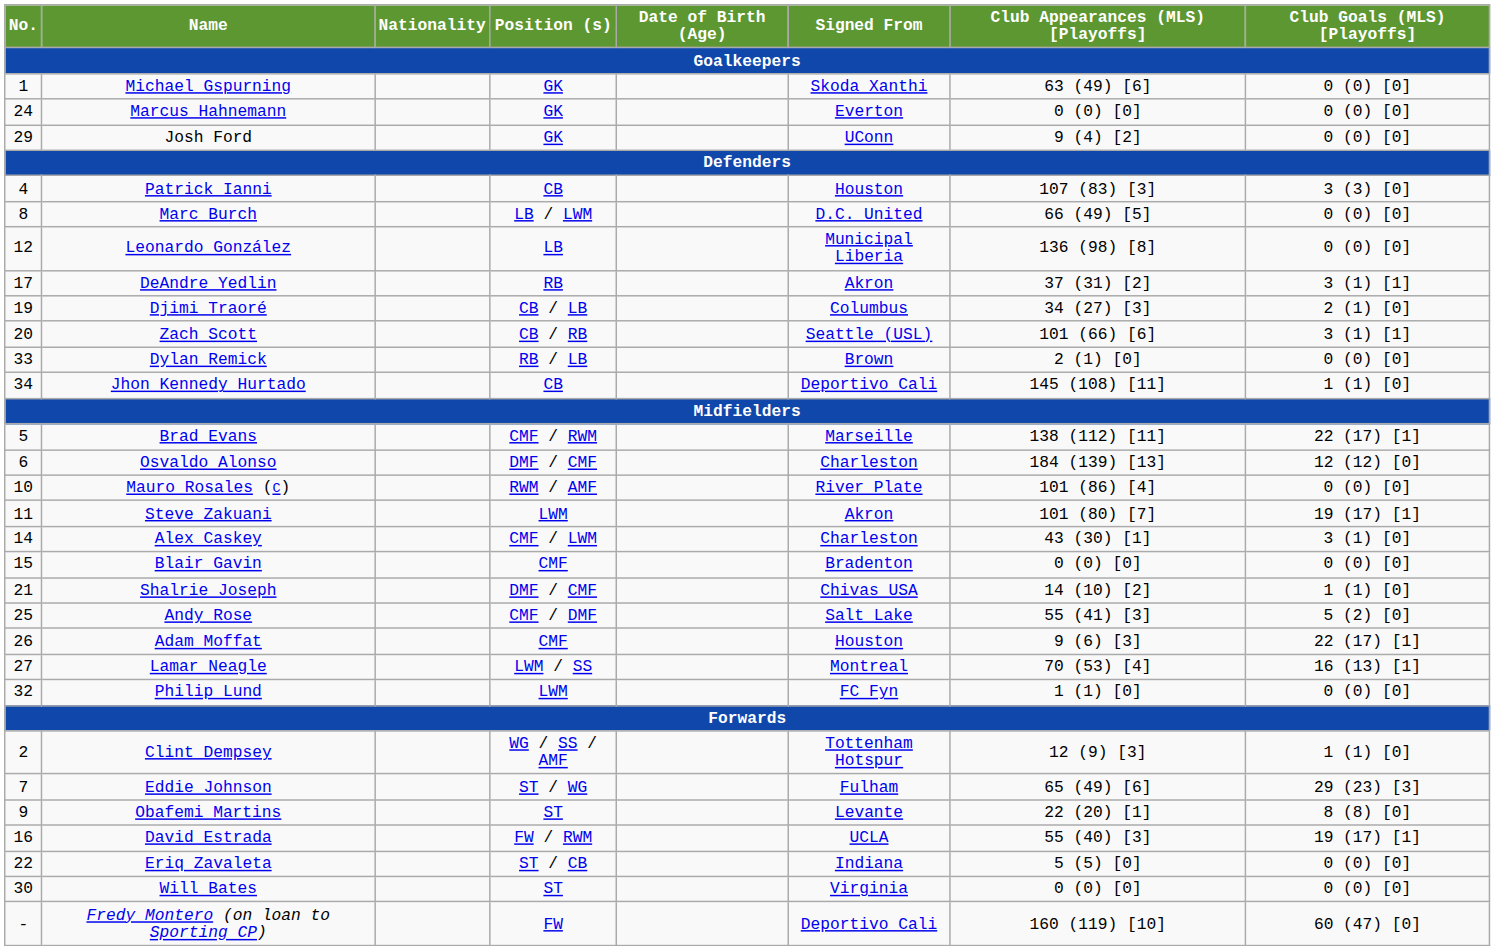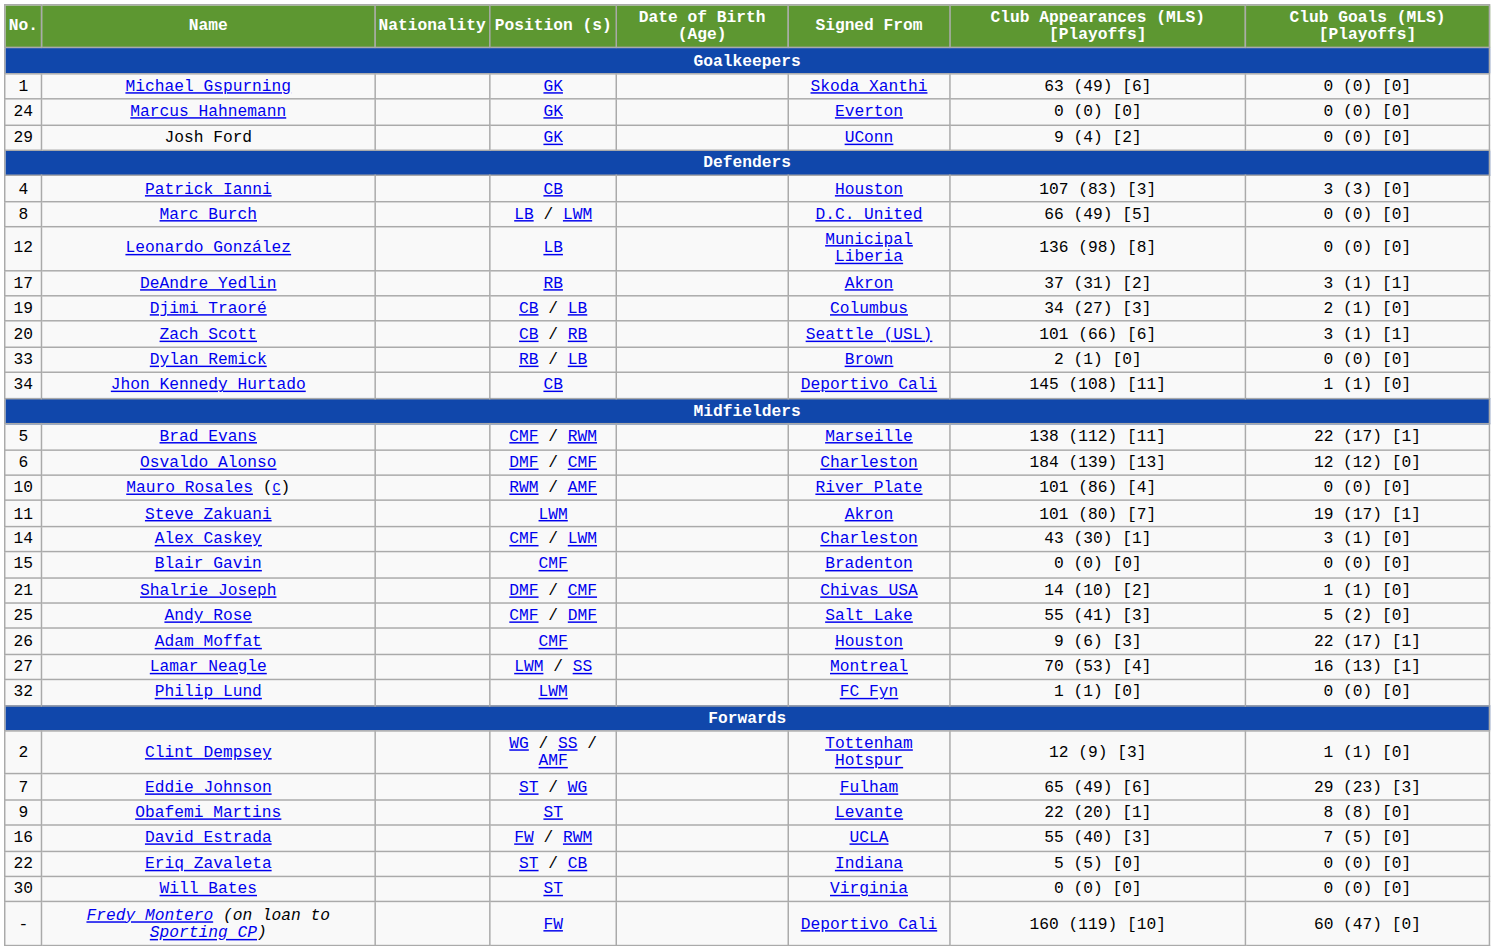(1367, 838) 19 (17) [1] -> (1367, 838) 7 (5) [0]
